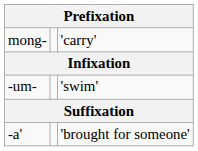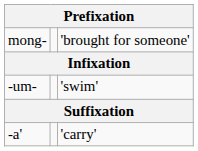(78, 39) 'carry' -> (125, 39) 'brought for someone'
(125, 134) 'brought for someone' -> (78, 134) 'carry'
